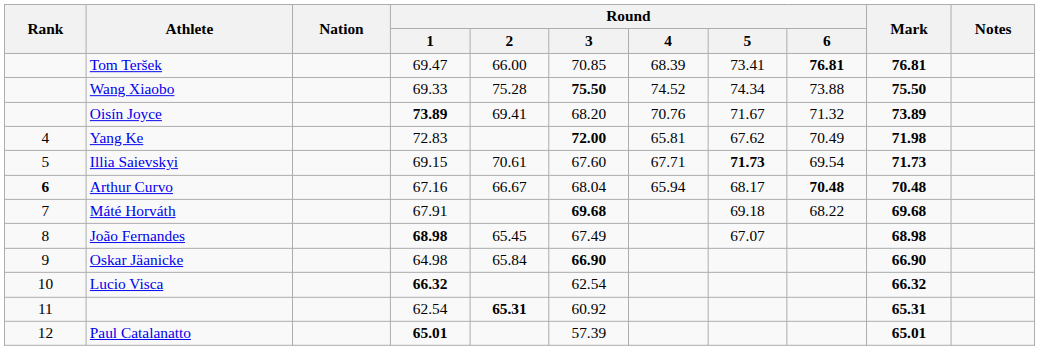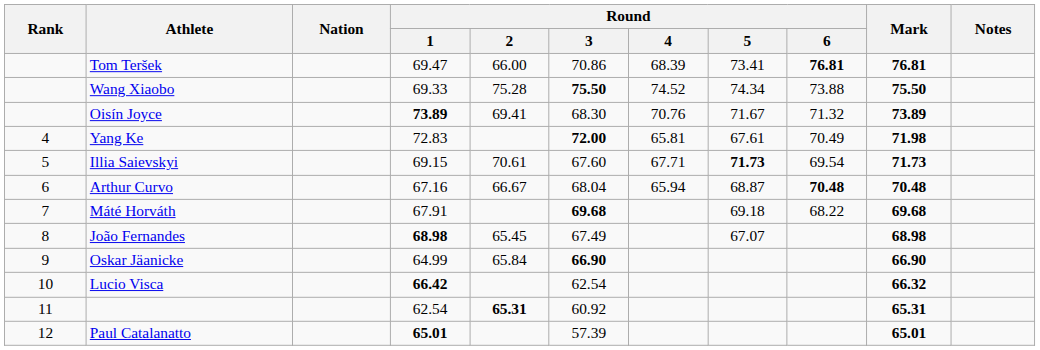(589, 65) 70.85 -> (589, 65) 70.86
(589, 114) 68.20 -> (589, 114) 68.30
(747, 138) 67.62 -> (747, 138) 67.61
(45, 187) bold -> (45, 187) normal
(747, 187) 68.17 -> (747, 187) 68.87
(430, 260) 64.98 -> (430, 260) 64.99
(430, 284) 66.32 -> (430, 284) 66.42
